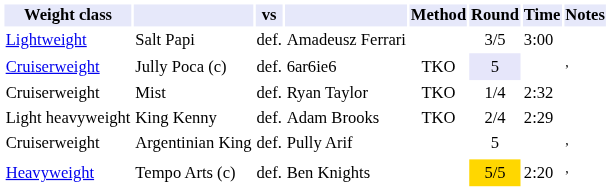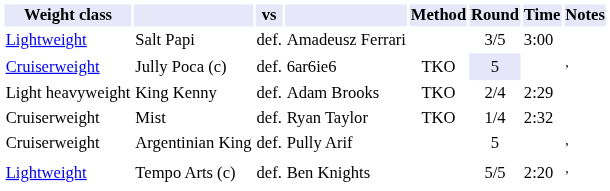rows swapped: (176, 117) <-> (151, 92)
(50, 172) Heavyweight -> (46, 172) Lightweight
(495, 172) gold background -> (495, 172) no background
